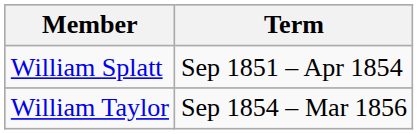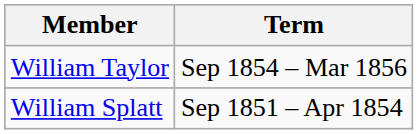rows swapped: (87, 66) <-> (90, 107)
